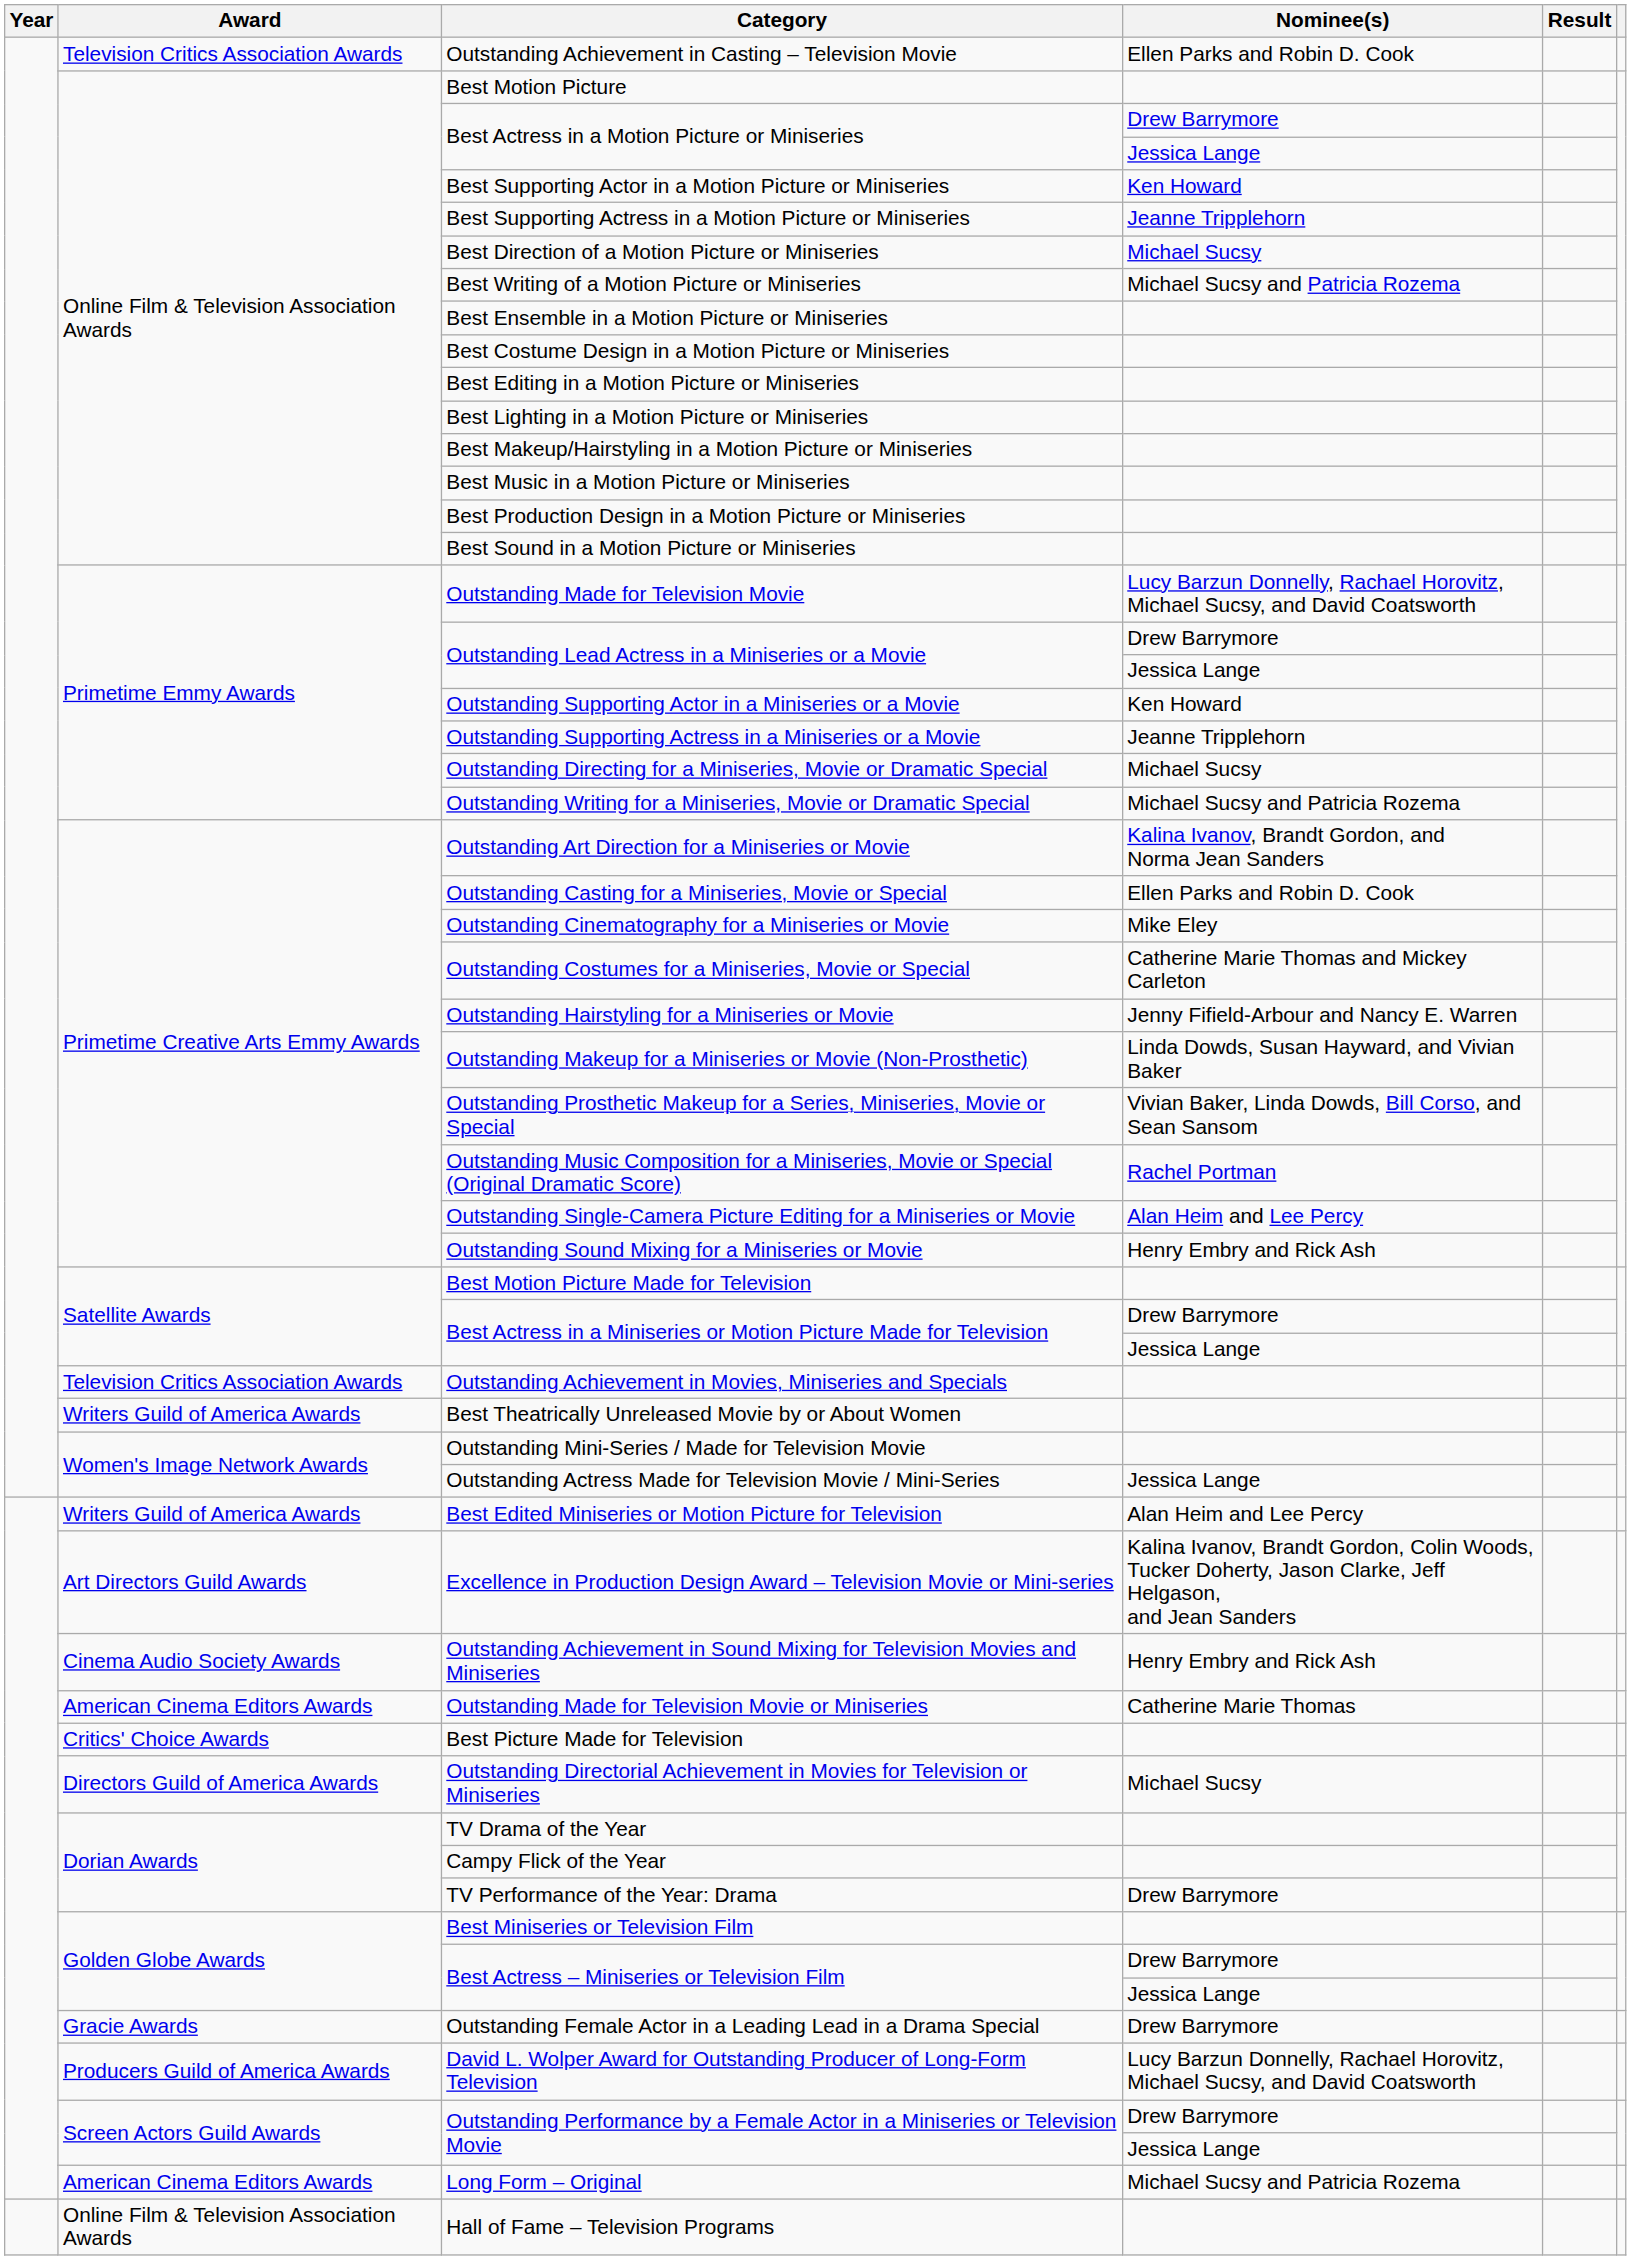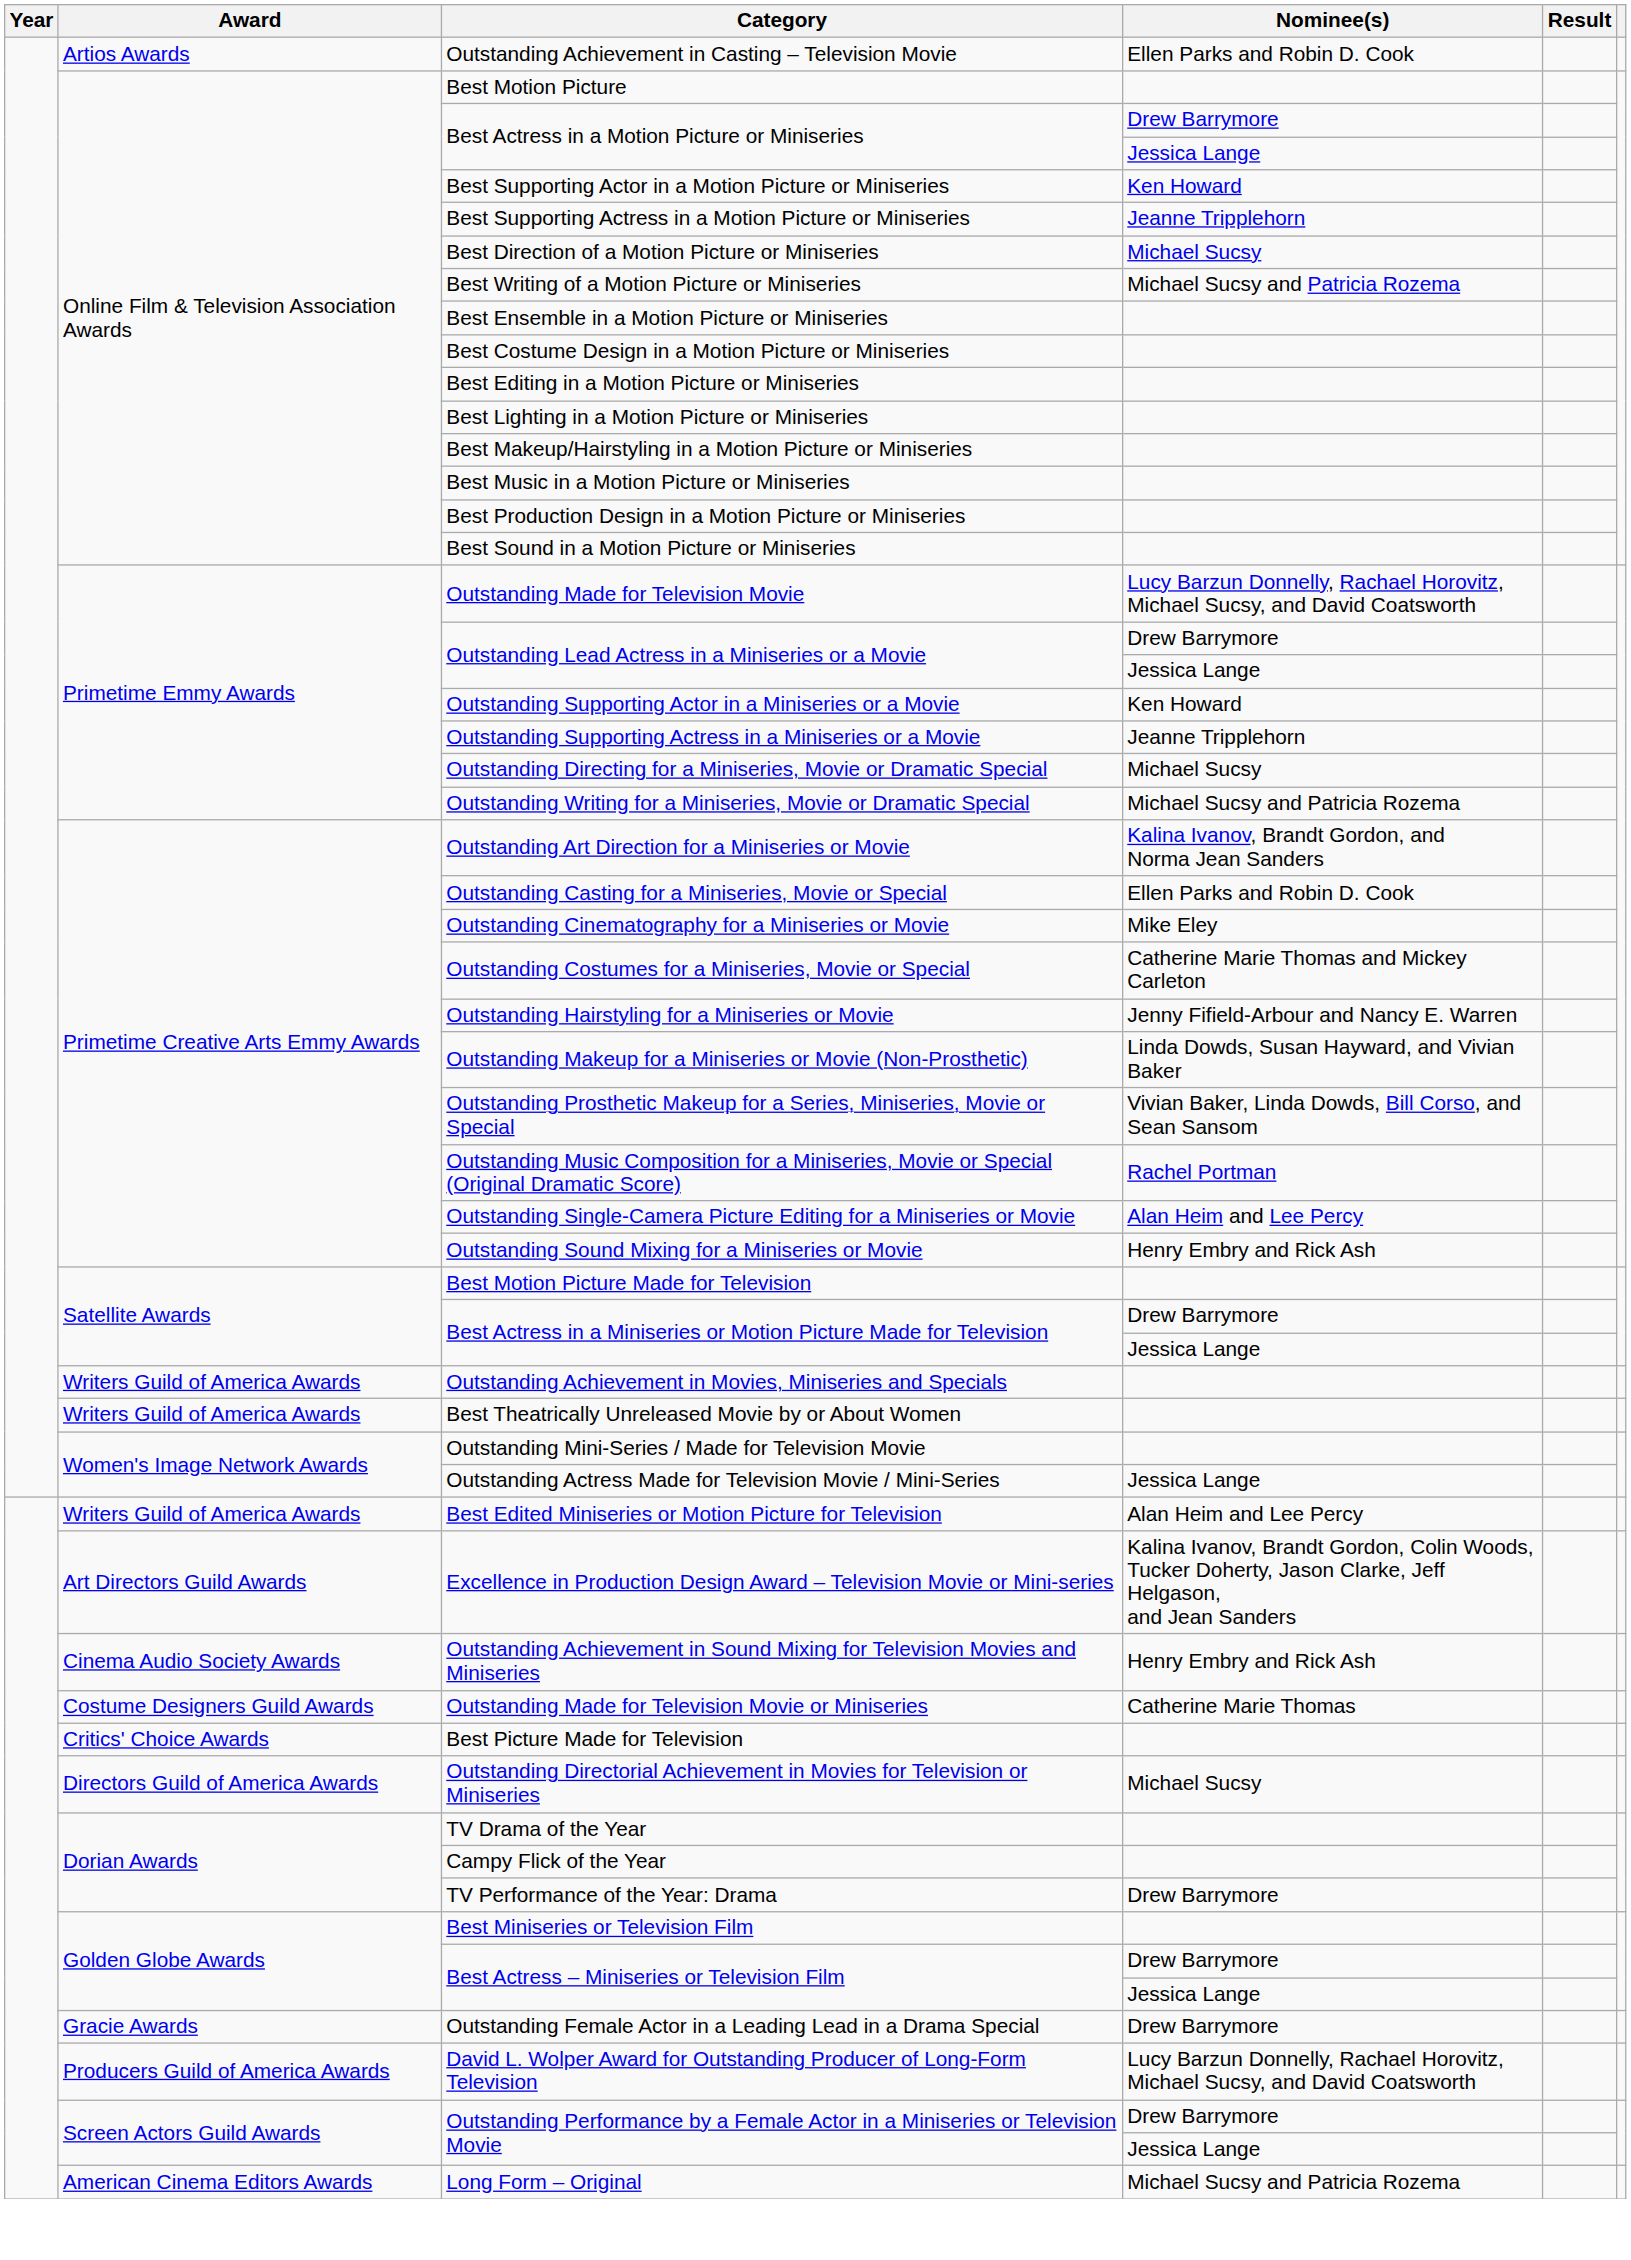(233, 53) Television Critics Association Awards -> (126, 53) Artios Awards
(233, 1381) Television Critics Association Awards -> (212, 1381) Writers Guild of America Awards
(218, 1706) American Cinema Editors Awards -> (218, 1706) Costume Designers Guild Awards
- row: (610, 2226)
